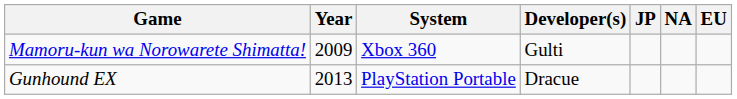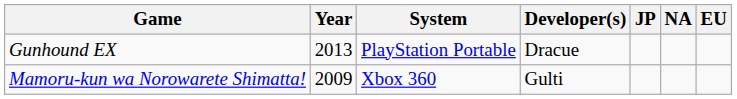rows swapped: (157, 49) <-> (63, 79)
